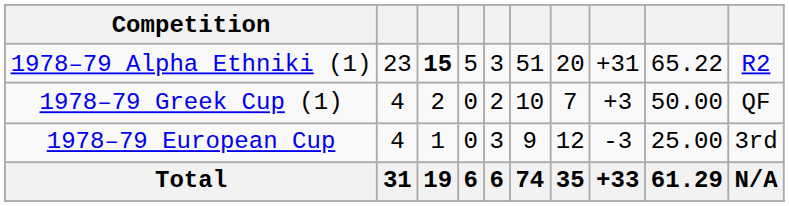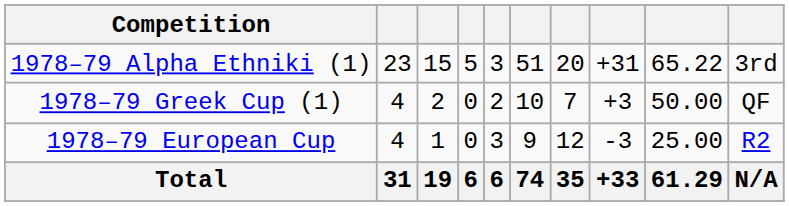(438, 64) bold -> (438, 64) normal
(756, 64) R2 -> (756, 64) 3rd
(756, 142) 3rd -> (756, 142) R2
